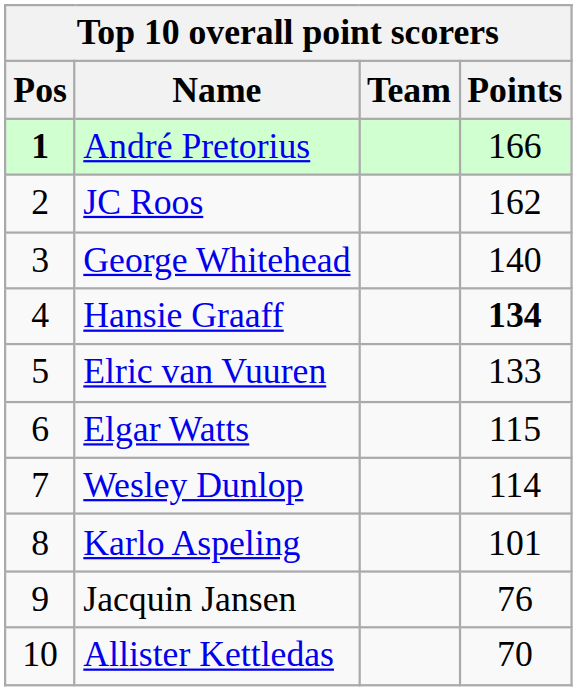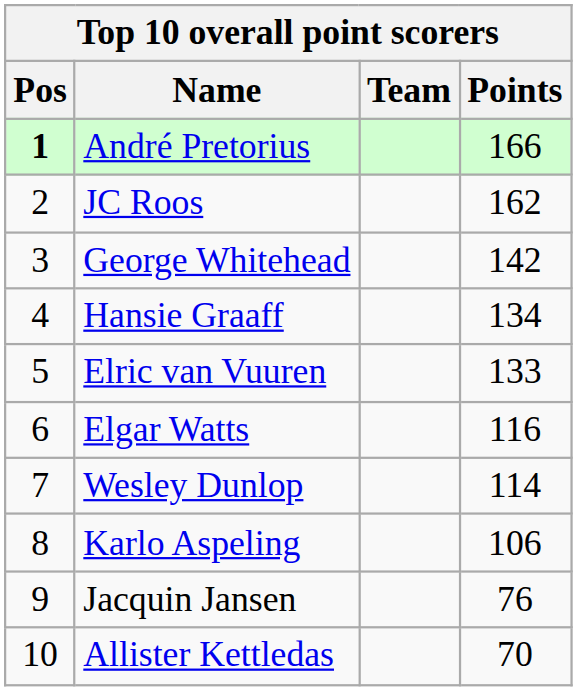(515, 259) 140 -> (515, 259) 142
(515, 315) bold -> (515, 315) normal
(515, 428) 115 -> (515, 428) 116
(515, 542) 101 -> (515, 542) 106
